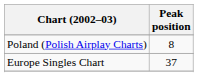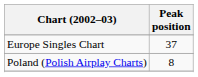rows swapped: (56, 62) <-> (77, 44)
